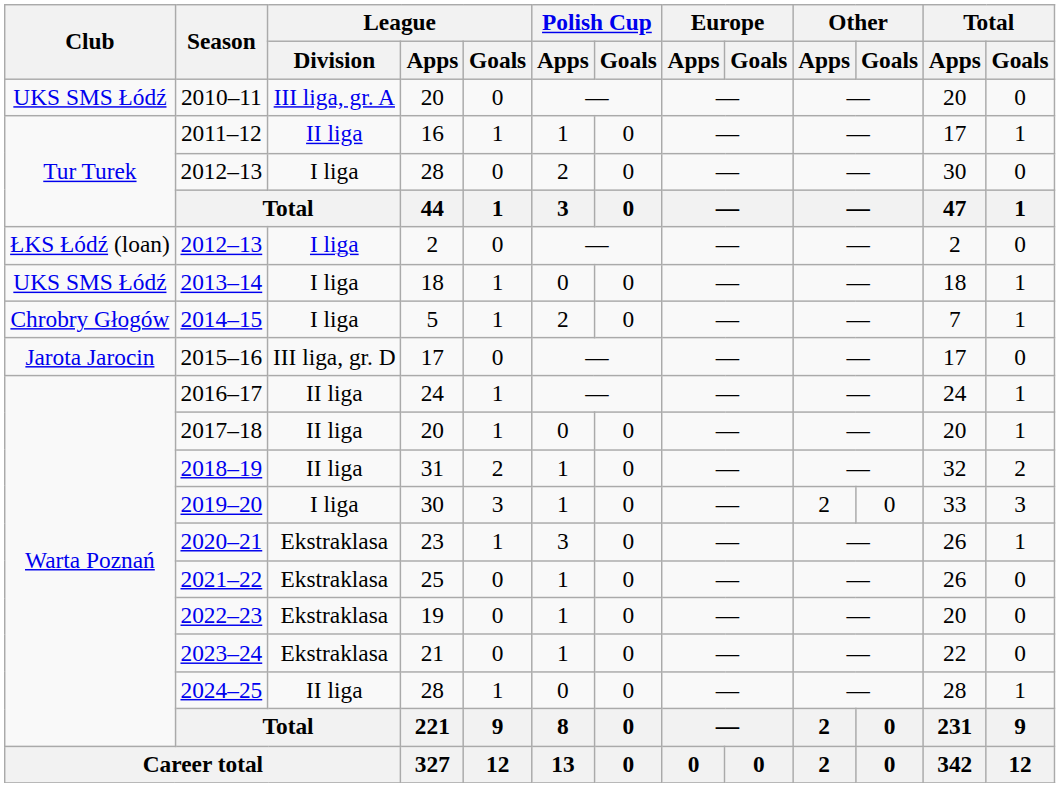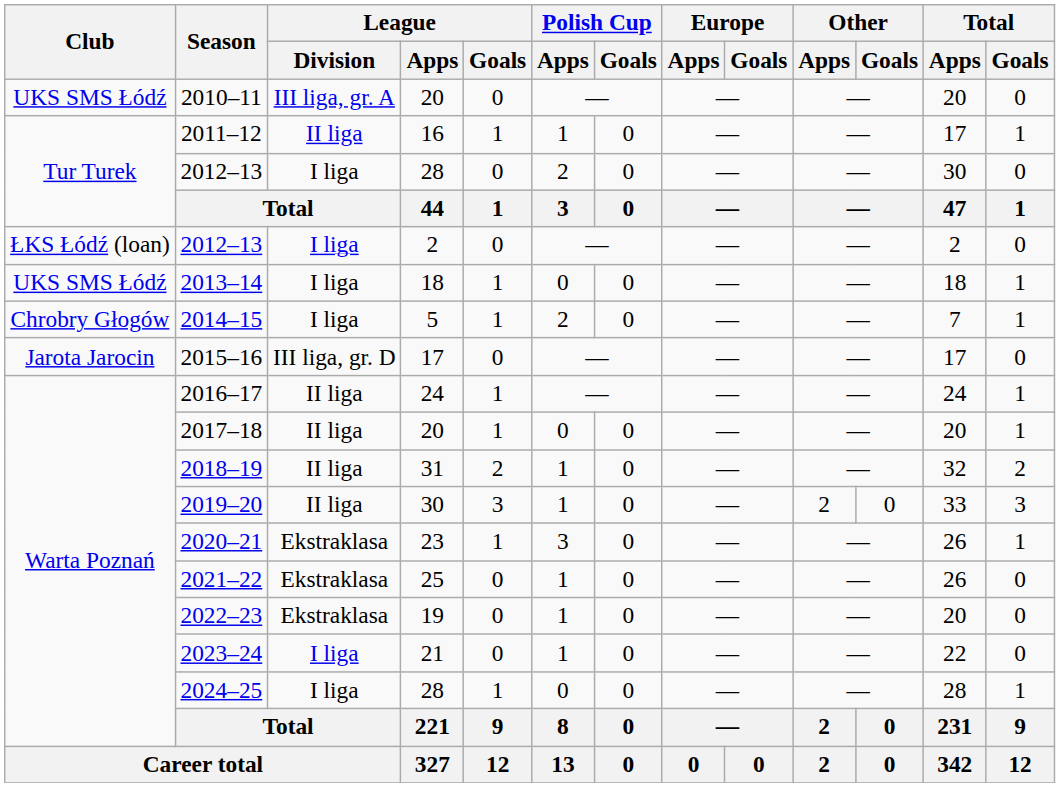(334, 504) I liga -> (334, 504) II liga
(334, 652) Ekstraklasa -> (334, 652) I liga
(334, 689) II liga -> (334, 689) I liga
